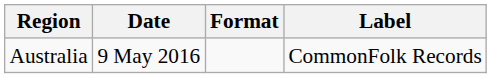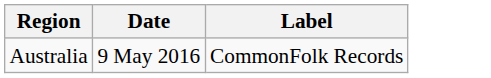- column: (244, 21)
